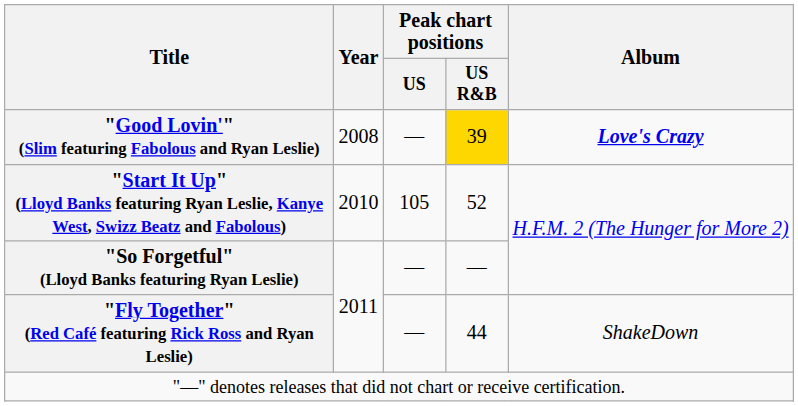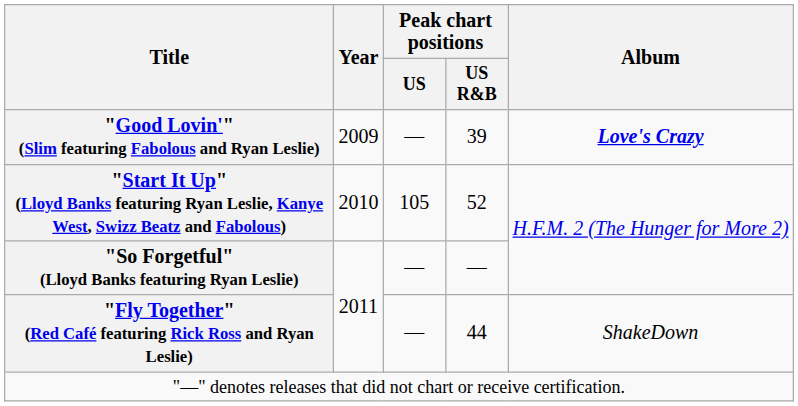(358, 136) 2008 -> (358, 136) 2009
(477, 136) gold background -> (477, 136) no background
